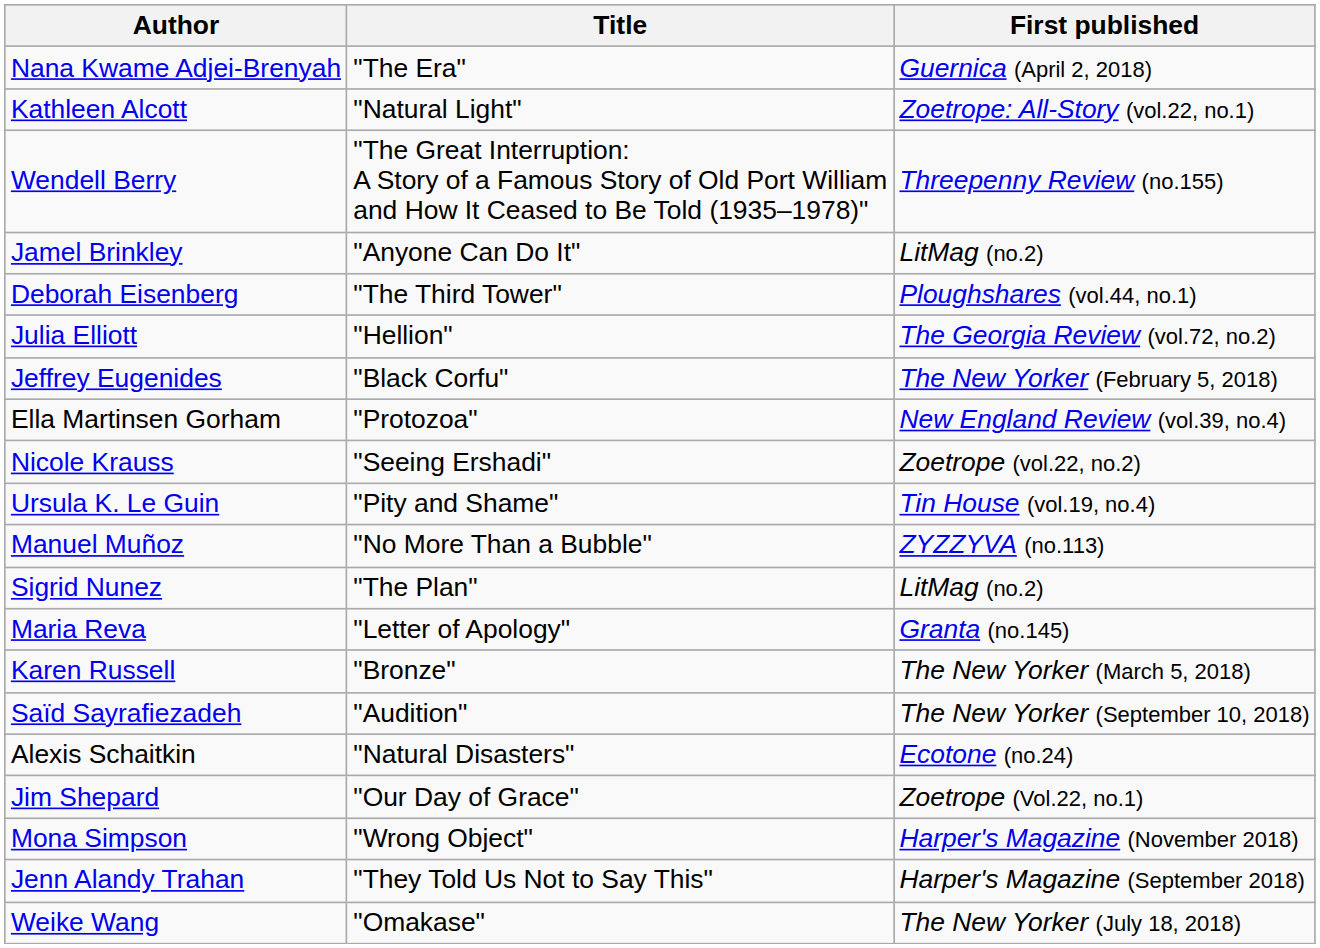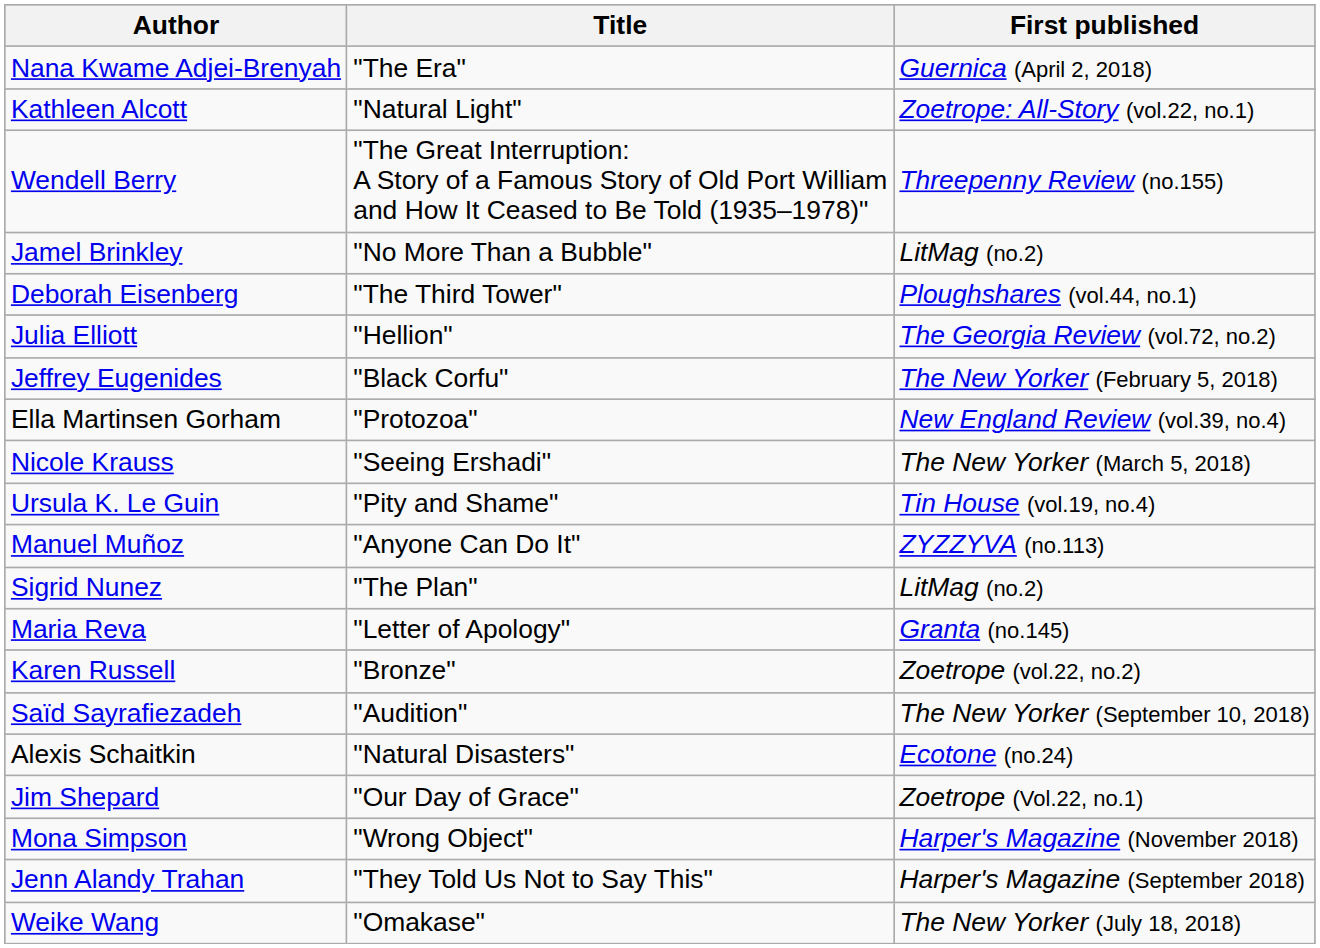(467, 252) "Anyone Can Do It" -> (503, 252) "No More Than a Bubble"
(1020, 461) Zoetrope (vol.22, no.2) -> (1075, 461) The New Yorker (March 5, 2018)
(503, 545) "No More Than a Bubble" -> (467, 545) "Anyone Can Do It"
(1075, 670) The New Yorker (March 5, 2018) -> (1020, 670) Zoetrope (vol.22, no.2)
